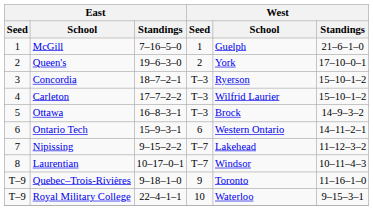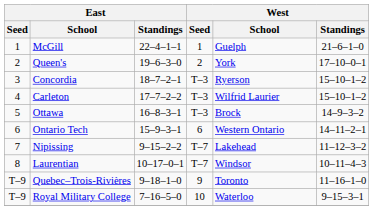(160, 46) 7–16–5–0 -> (160, 46) 22–4–1–1
(160, 197) 22–4–1–1 -> (160, 197) 7–16–5–0
